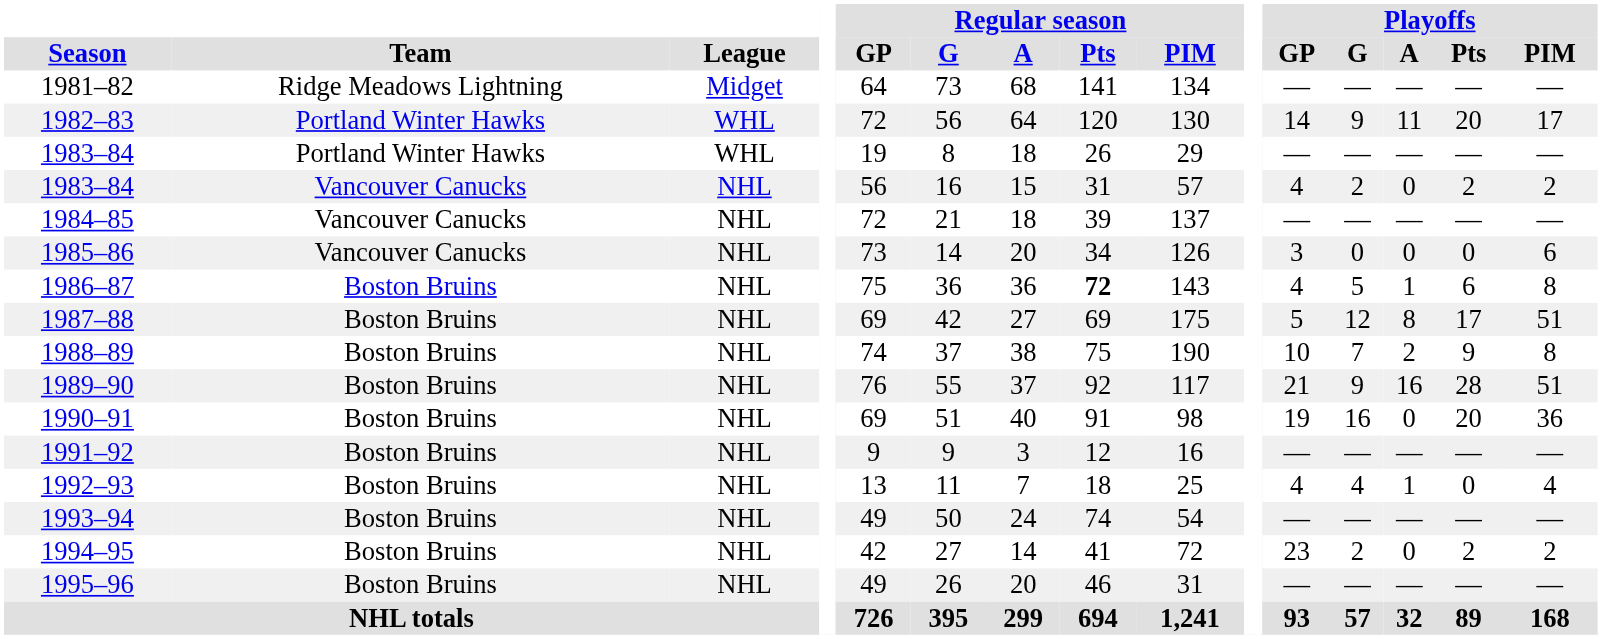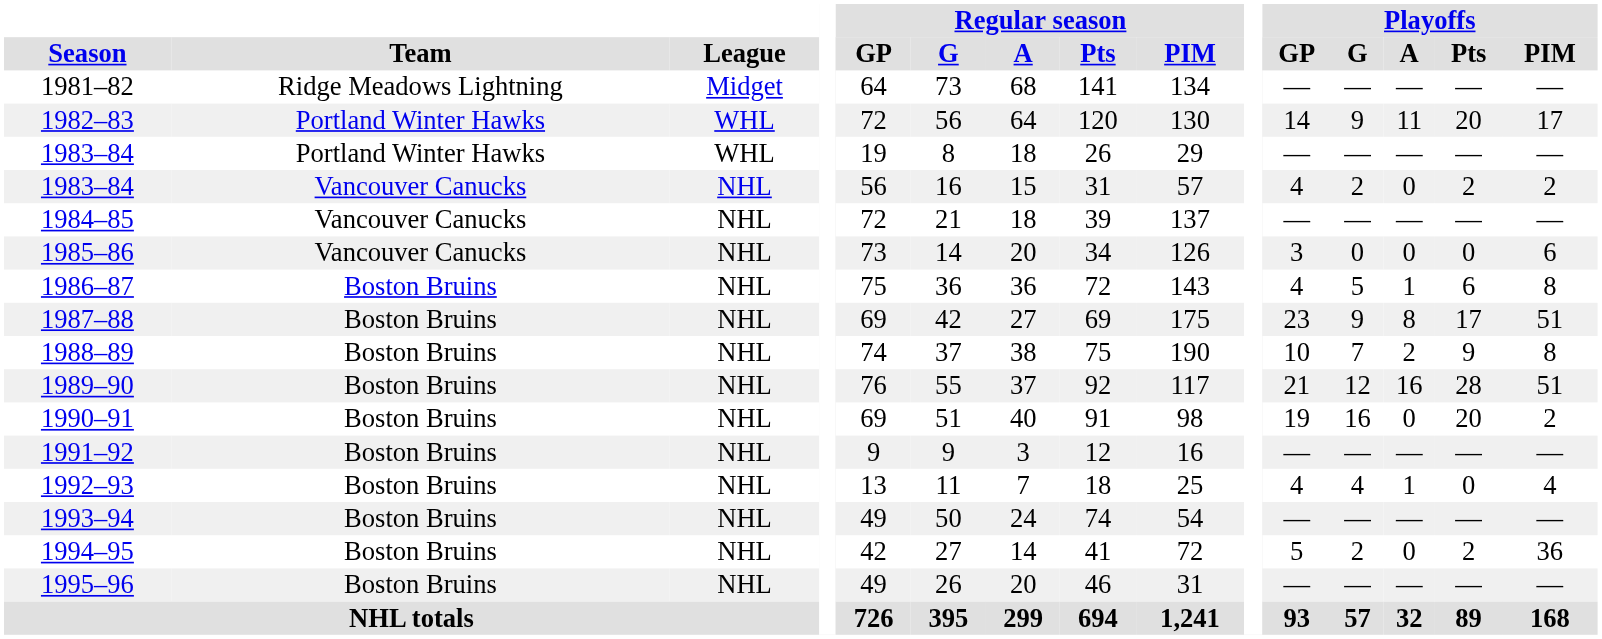(1098, 285) bold -> (1098, 285) normal
(1297, 319) 5 -> (1297, 319) 23
(1357, 319) 12 -> (1357, 319) 9
(1357, 385) 9 -> (1357, 385) 12
(1550, 418) 36 -> (1550, 418) 2
(1297, 551) 23 -> (1297, 551) 5
(1550, 551) 2 -> (1550, 551) 36
